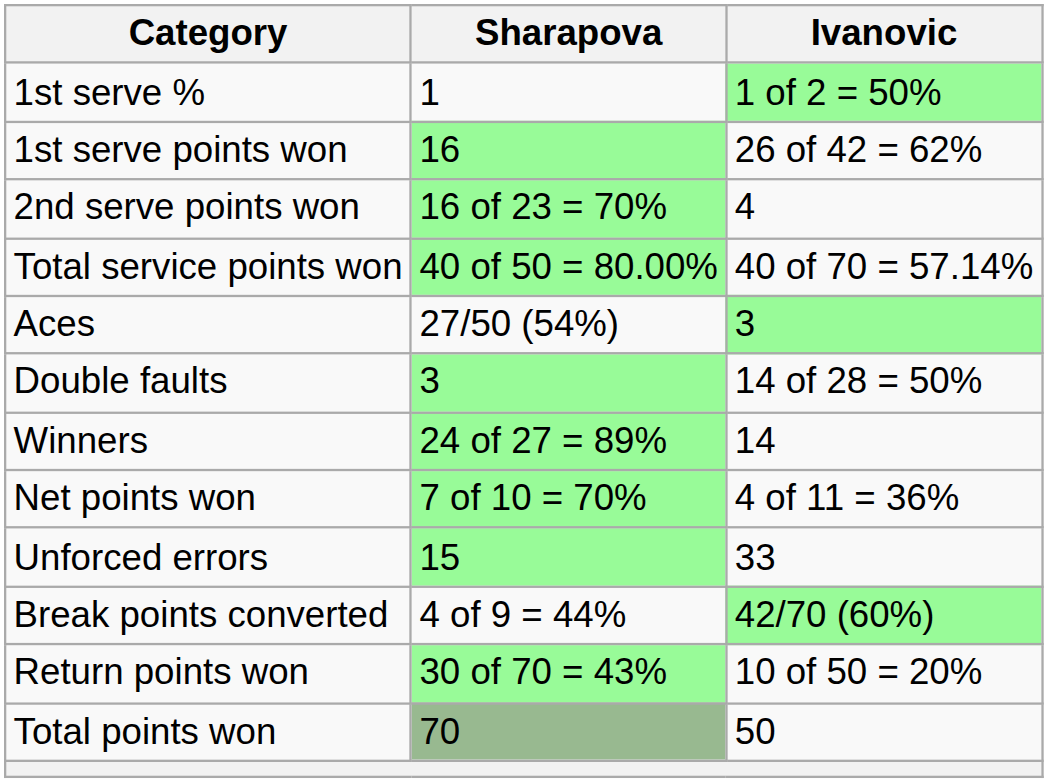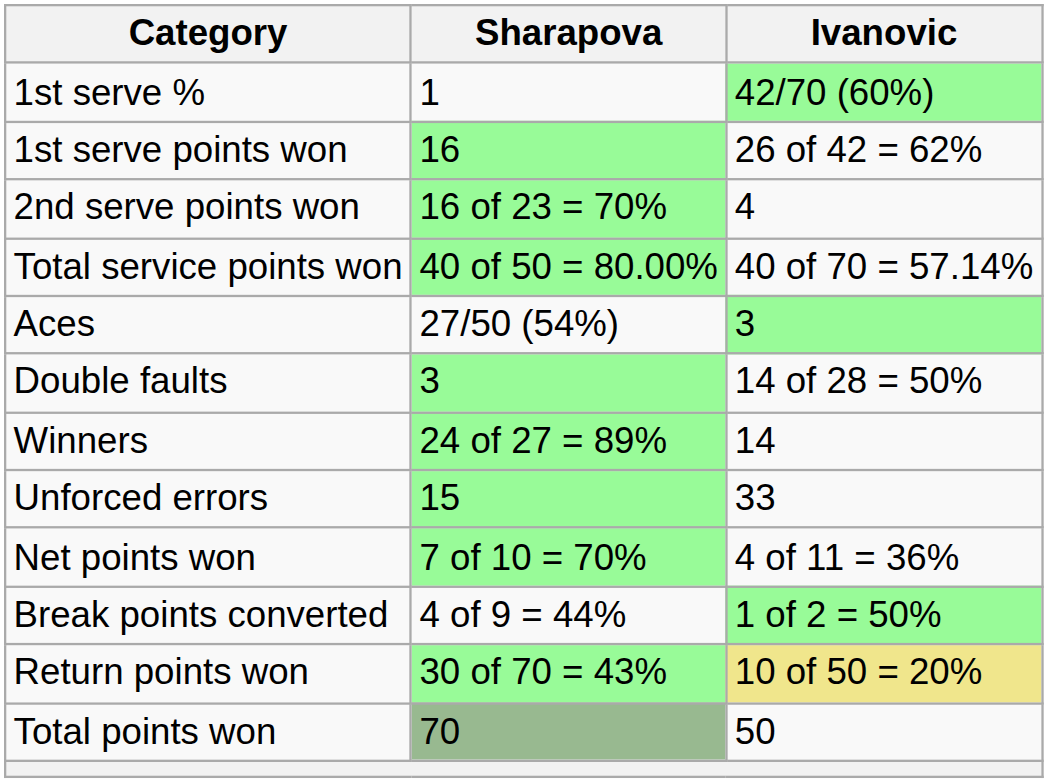(838, 91) 1 of 2 = 50% -> (835, 91) 42/70 (60%)
rows swapped: (141, 556) <-> (135, 498)
(835, 614) 42/70 (60%) -> (838, 614) 1 of 2 = 50%
(859, 672) no background -> (859, 672) khaki background
